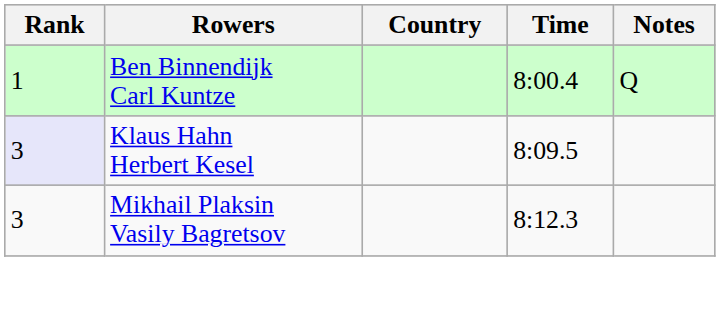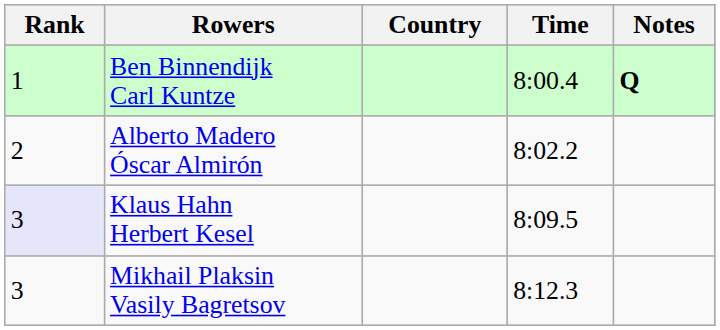(629, 80) normal -> (629, 80) bold
+ row: (193, 150)
